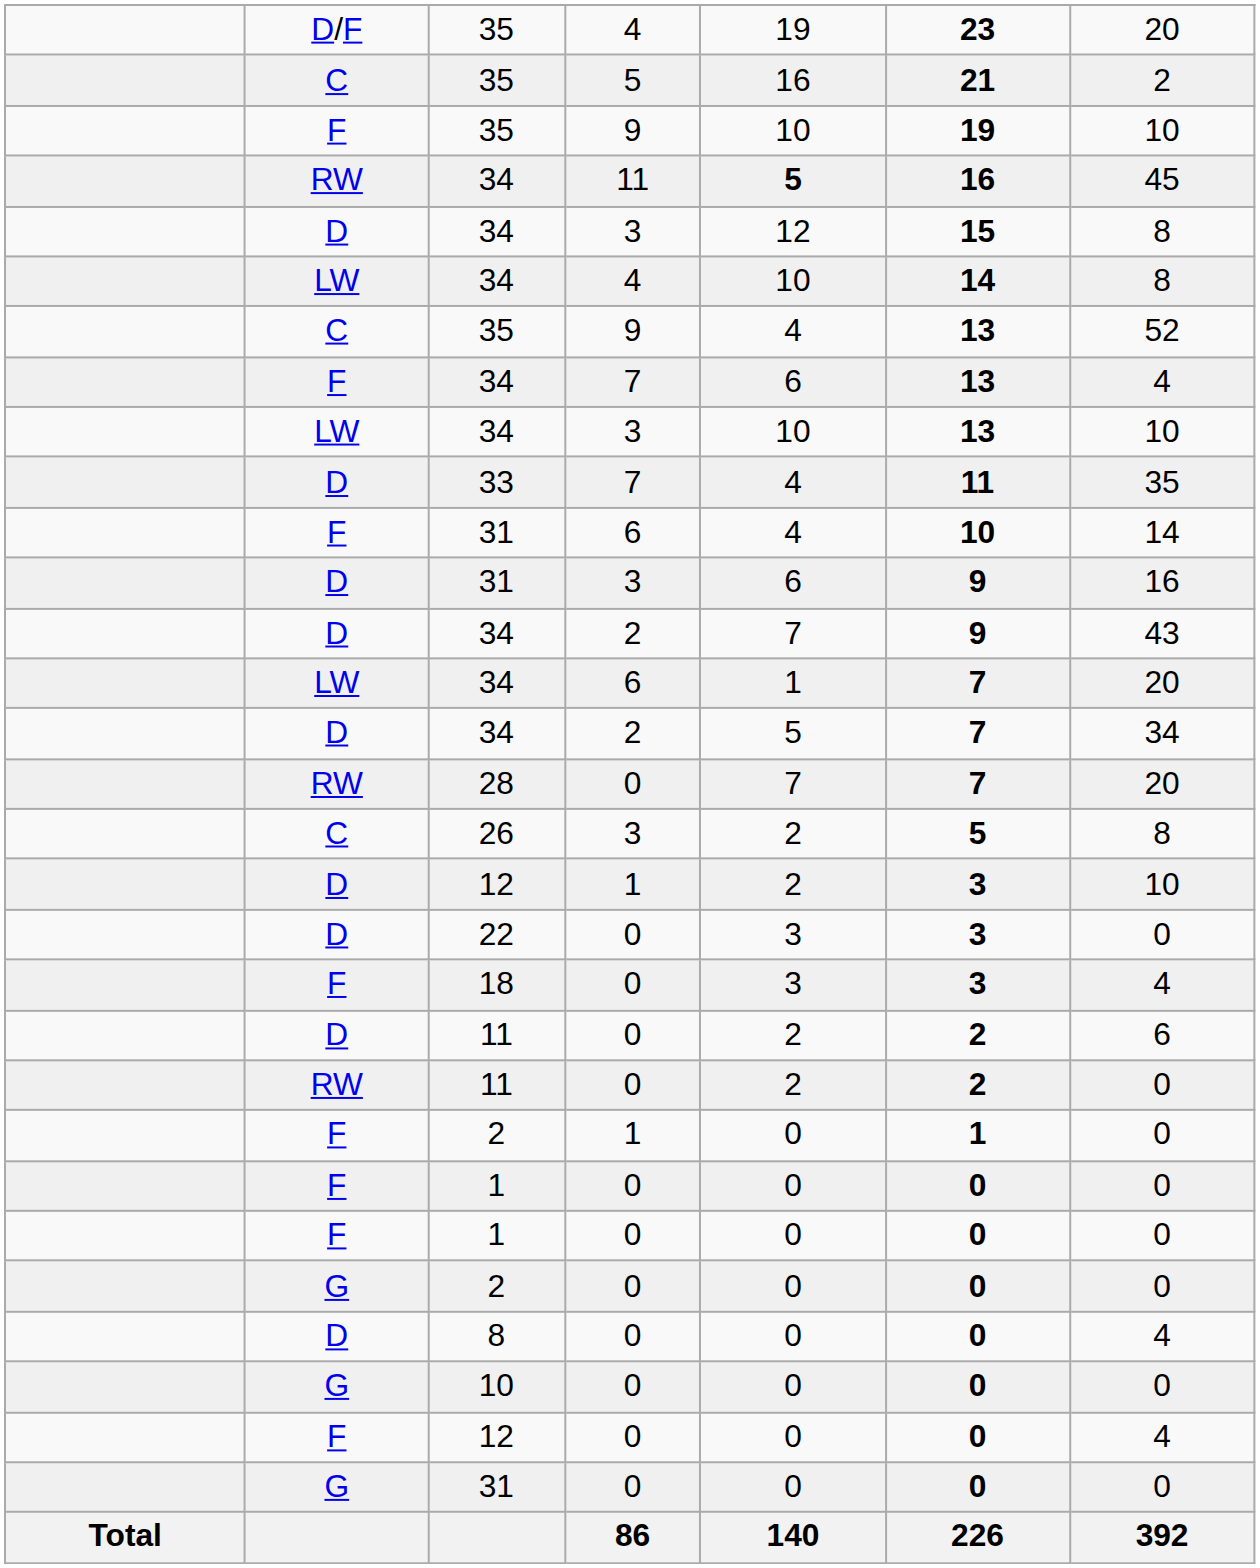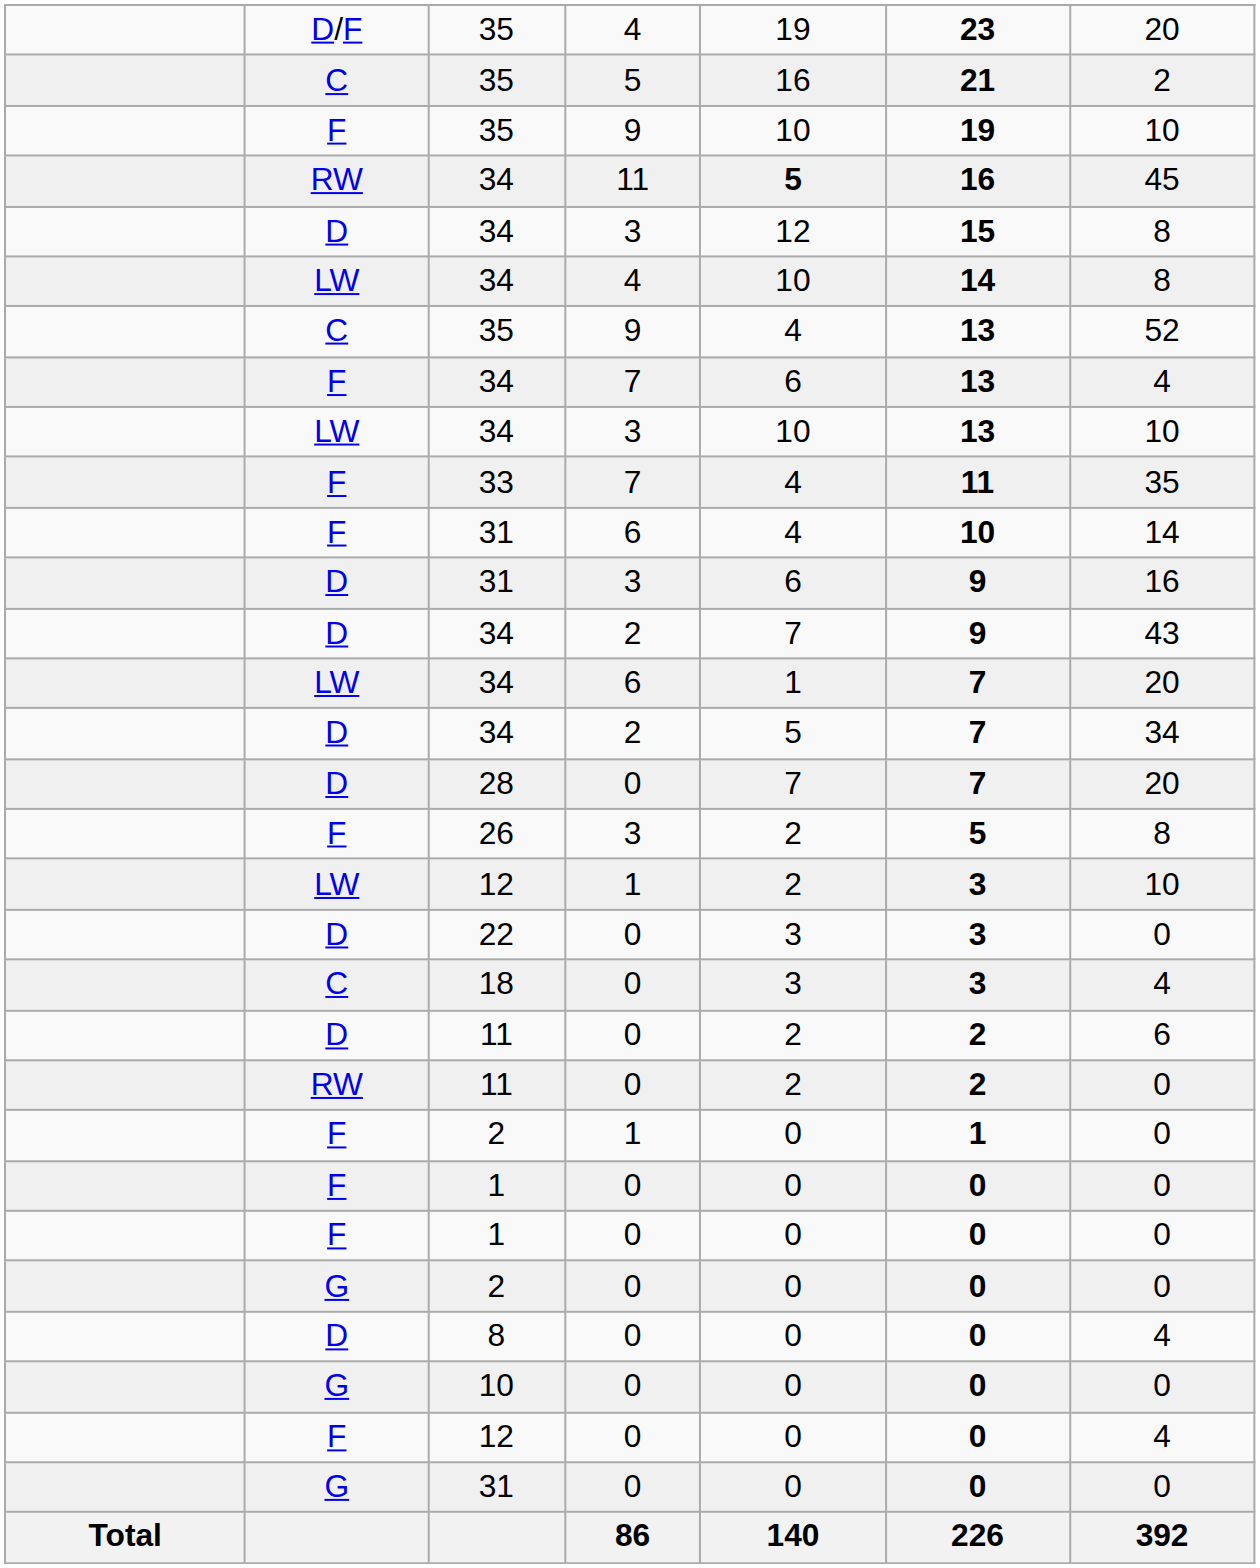(337, 481) D -> (337, 481) F
(337, 783) RW -> (337, 783) D
(337, 833) C -> (337, 833) F
(337, 883) D -> (337, 883) LW
(337, 984) F -> (337, 984) C
